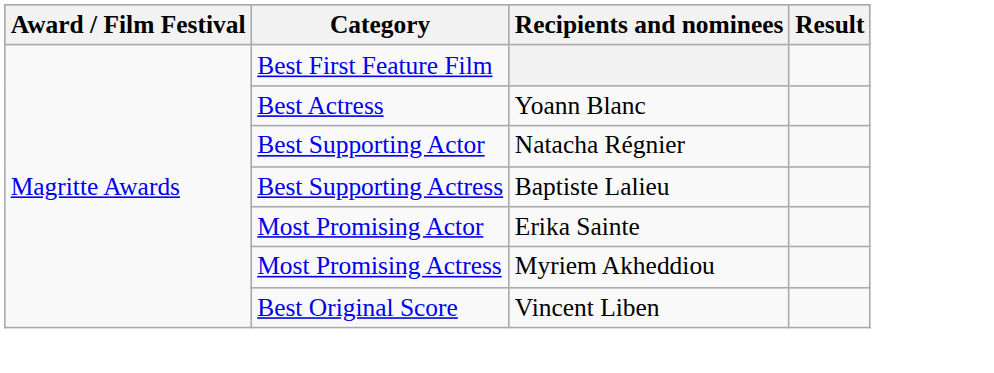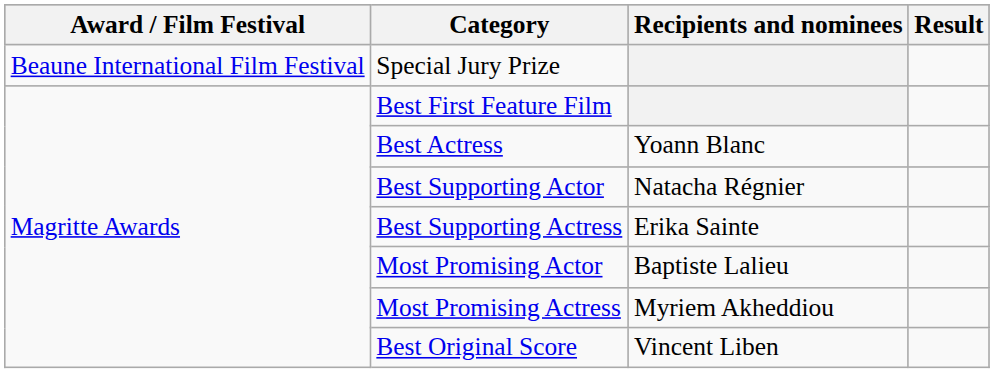+ row: (468, 65)
(592, 186) Baptiste Lalieu -> (697, 226) Erika Sainte
(577, 226) Erika Sainte -> (711, 266) Baptiste Lalieu
